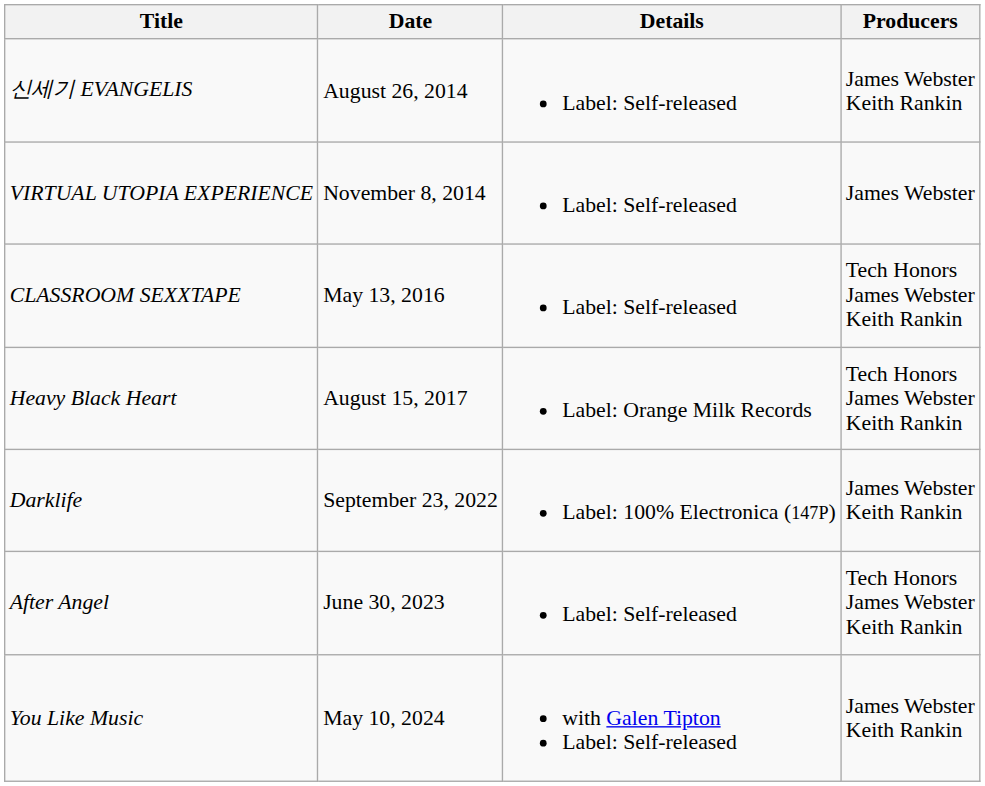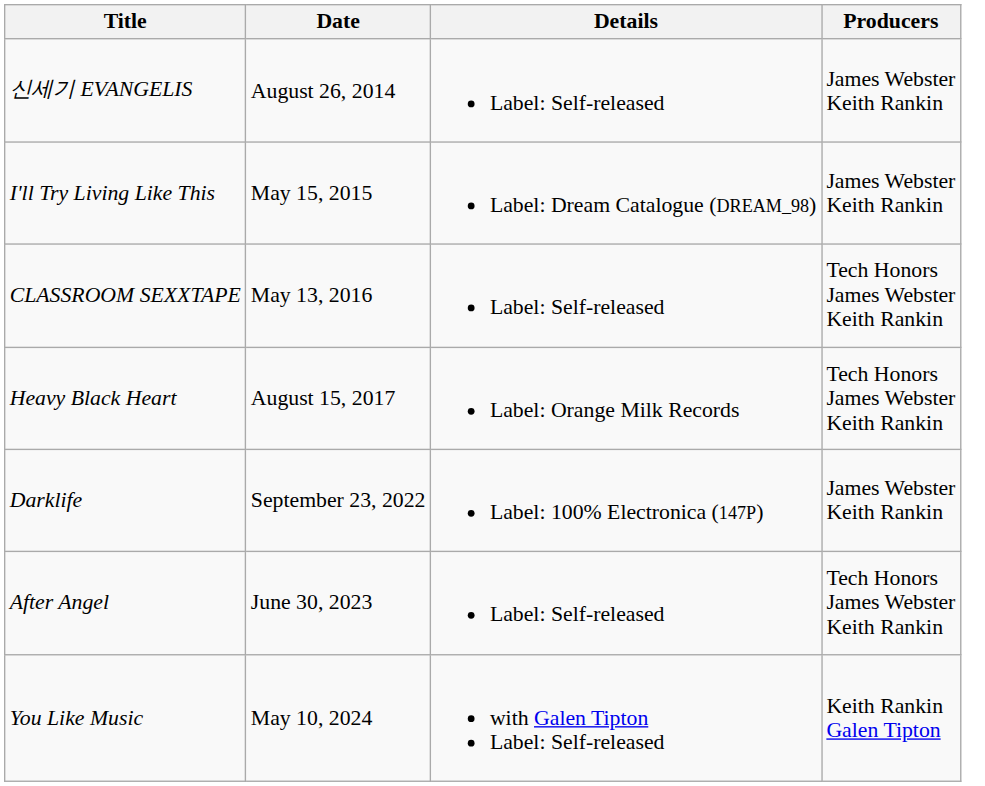- row: (161, 192)
+ row: (112, 192)
(910, 717) James Webster Keith Rankin -> (885, 717) Keith Rankin Galen Tipton
